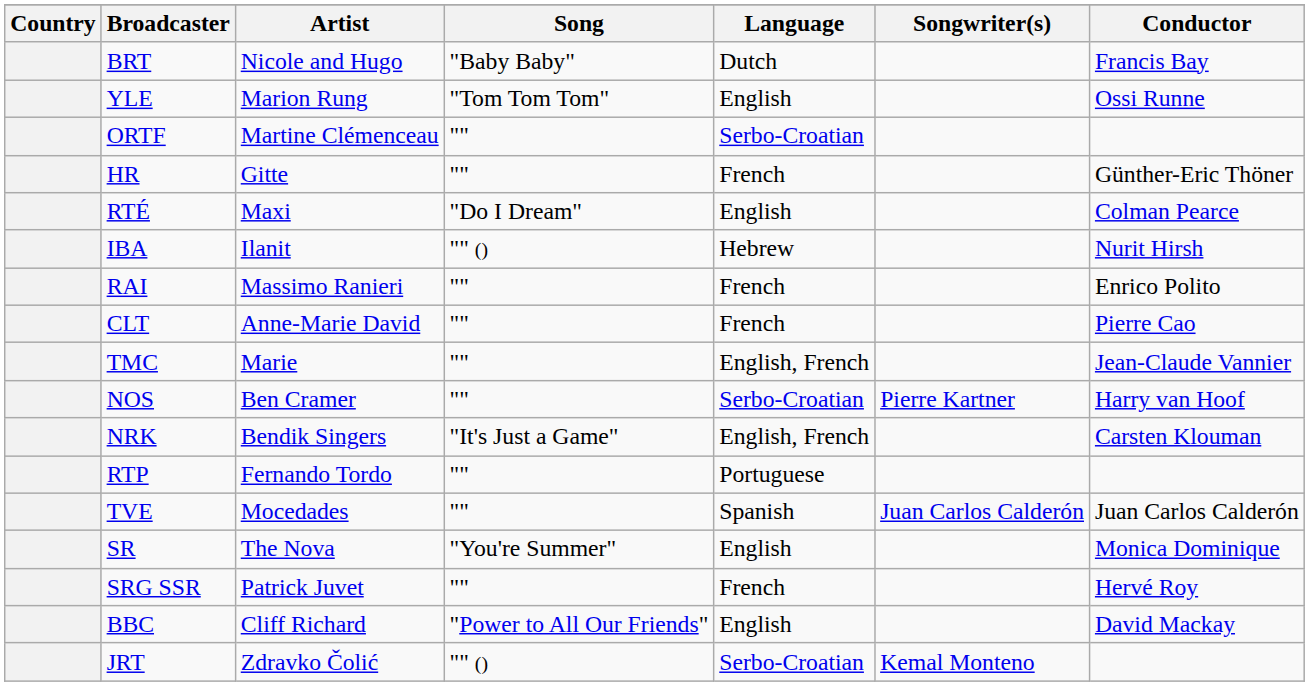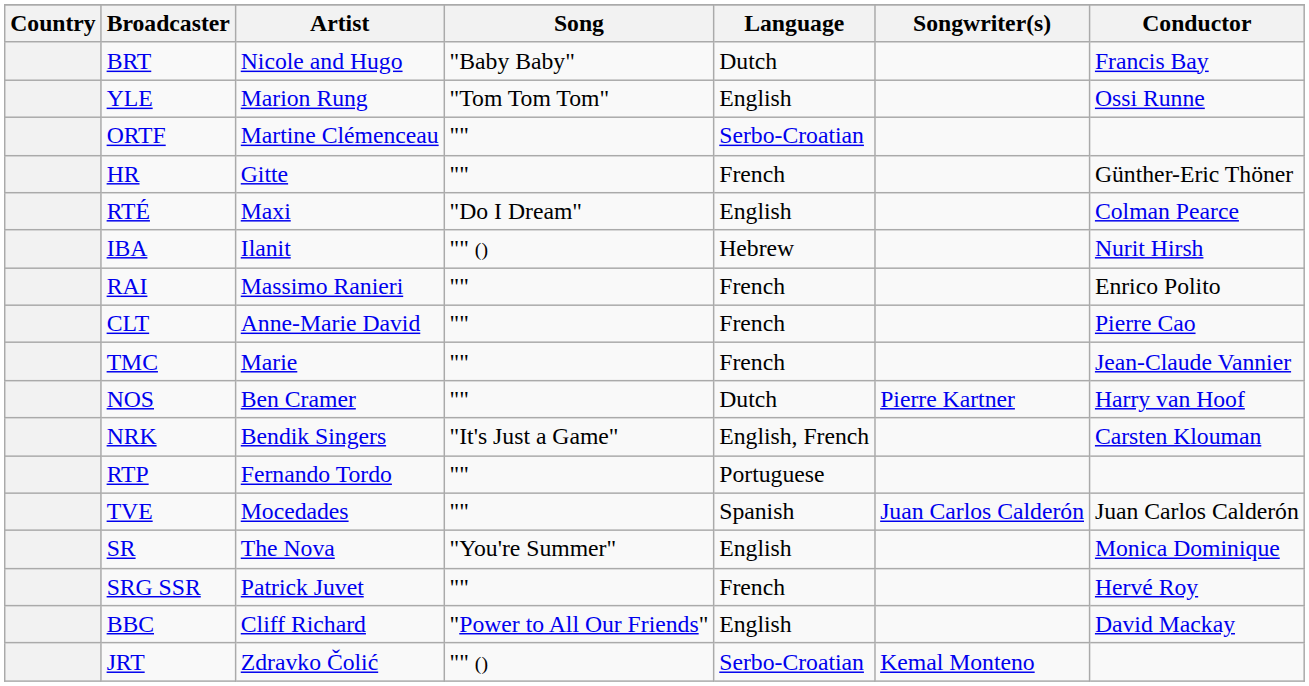(794, 361) English, French -> (752, 361) French
(792, 398) Serbo-Croatian -> (748, 398) Dutch
